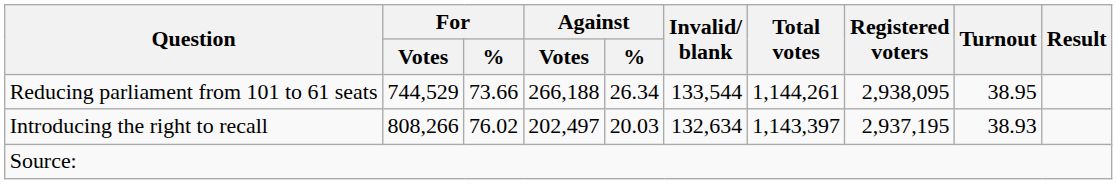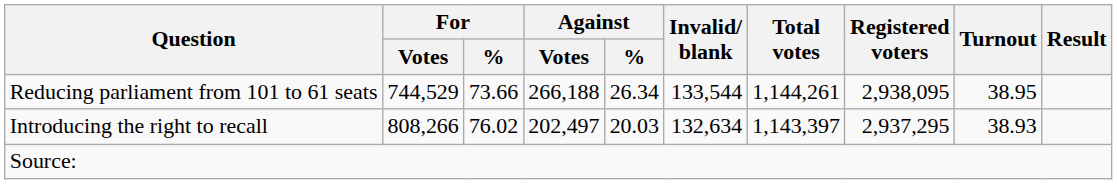(906, 126) 2,937,195 -> (906, 126) 2,937,295
